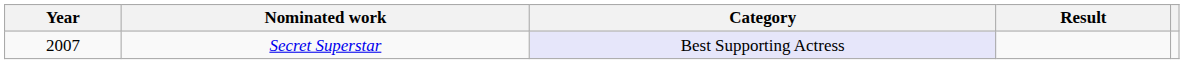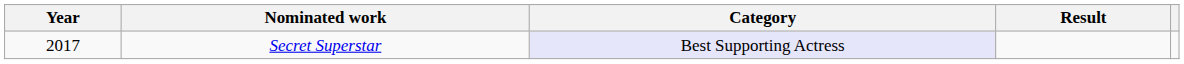(63, 44) 2007 -> (63, 44) 2017
